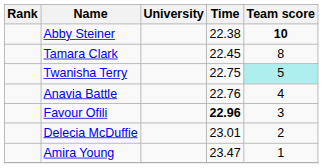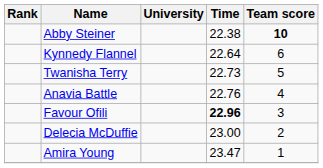- row: (81, 53)
+ row: (90, 53)
(225, 73) 22.75 -> (225, 73) 22.73
(281, 73) paleturquoise background -> (281, 73) no background
(225, 133) 23.01 -> (225, 133) 23.00
